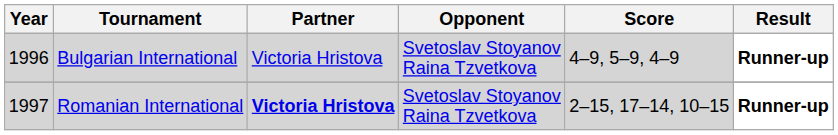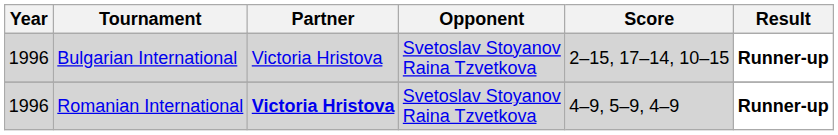(624, 58) 4–9, 5–9, 4–9 -> (649, 58) 2–15, 17–14, 10–15
(29, 106) 1997 -> (29, 106) 1996
(649, 106) 2–15, 17–14, 10–15 -> (624, 106) 4–9, 5–9, 4–9
